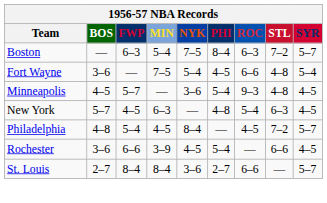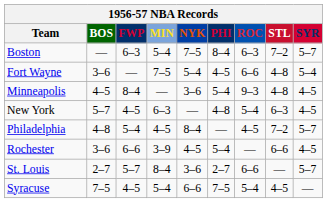(131, 91) 5–7 -> (131, 91) 8–4
(131, 168) 8–4 -> (131, 168) 5–7
+ row: (28, 188)
